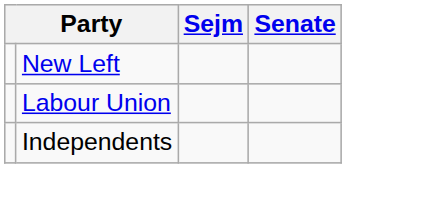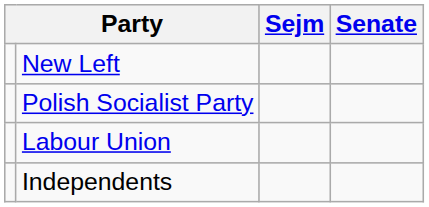+ row: (138, 102)
